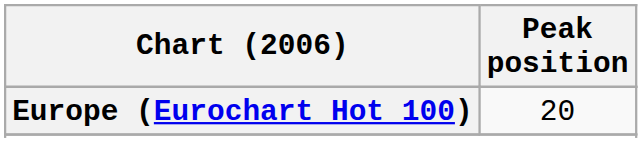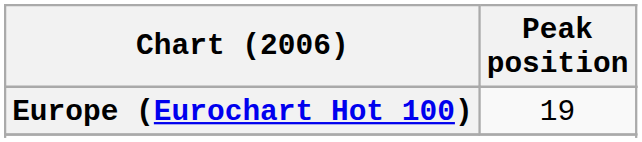(558, 111) 20 -> (558, 111) 19
